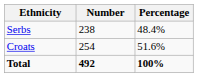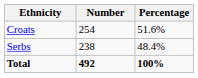rows swapped: (21, 47) <-> (19, 30)
